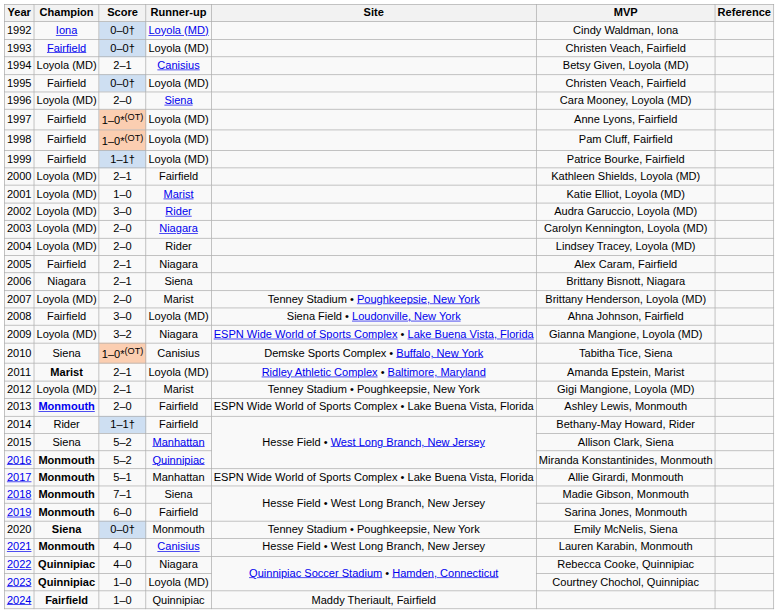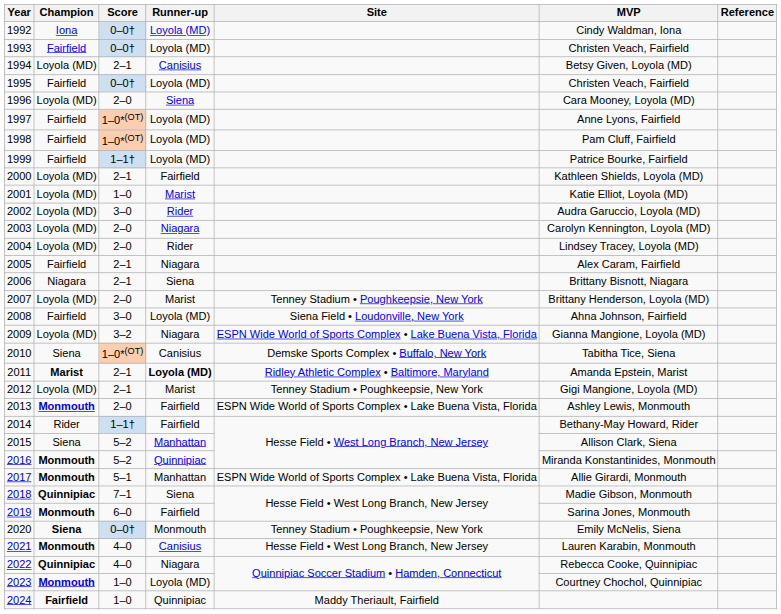(179, 372) normal -> (180, 372) bold
(67, 494) Monmouth -> (67, 494) Quinnipiac
(67, 582) Quinnipiac -> (67, 582) Monmouth
